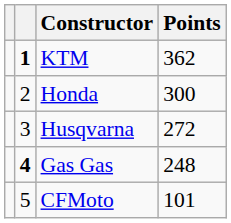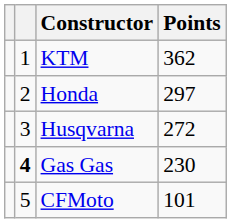(25, 58) bold -> (25, 58) normal
(179, 93) 300 -> (179, 93) 297
(179, 164) 248 -> (179, 164) 230
